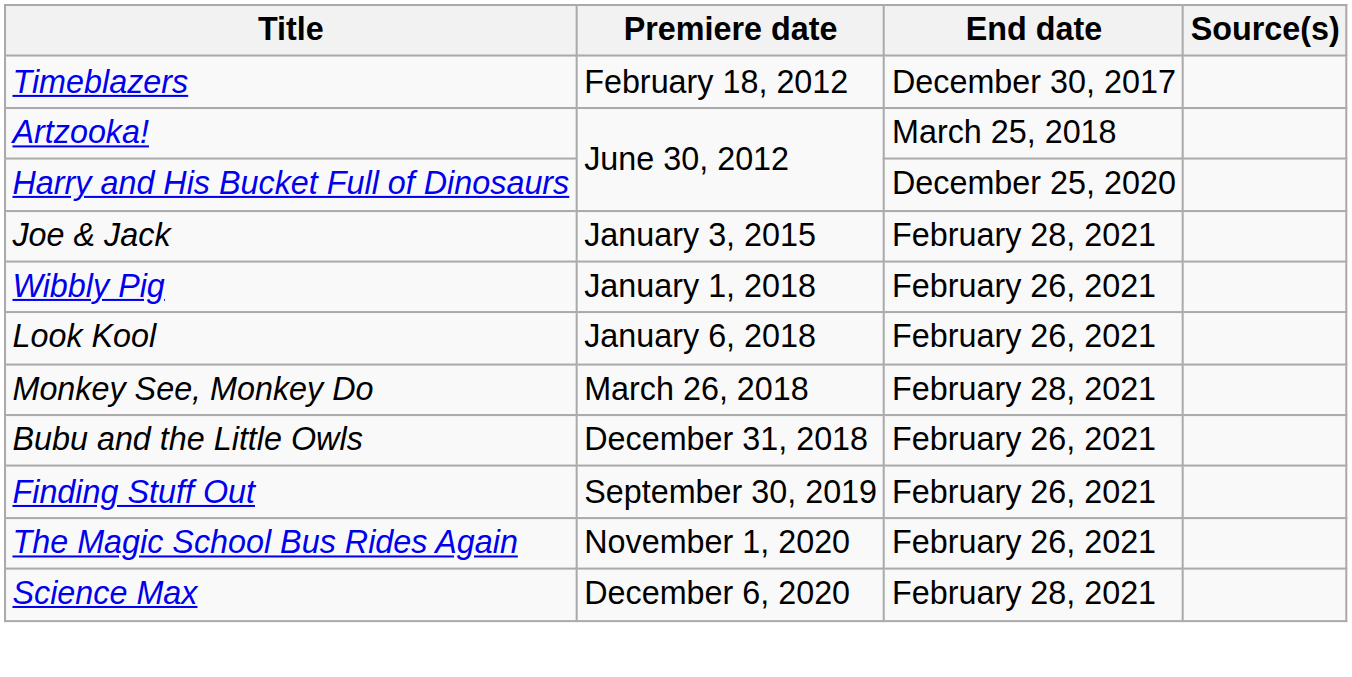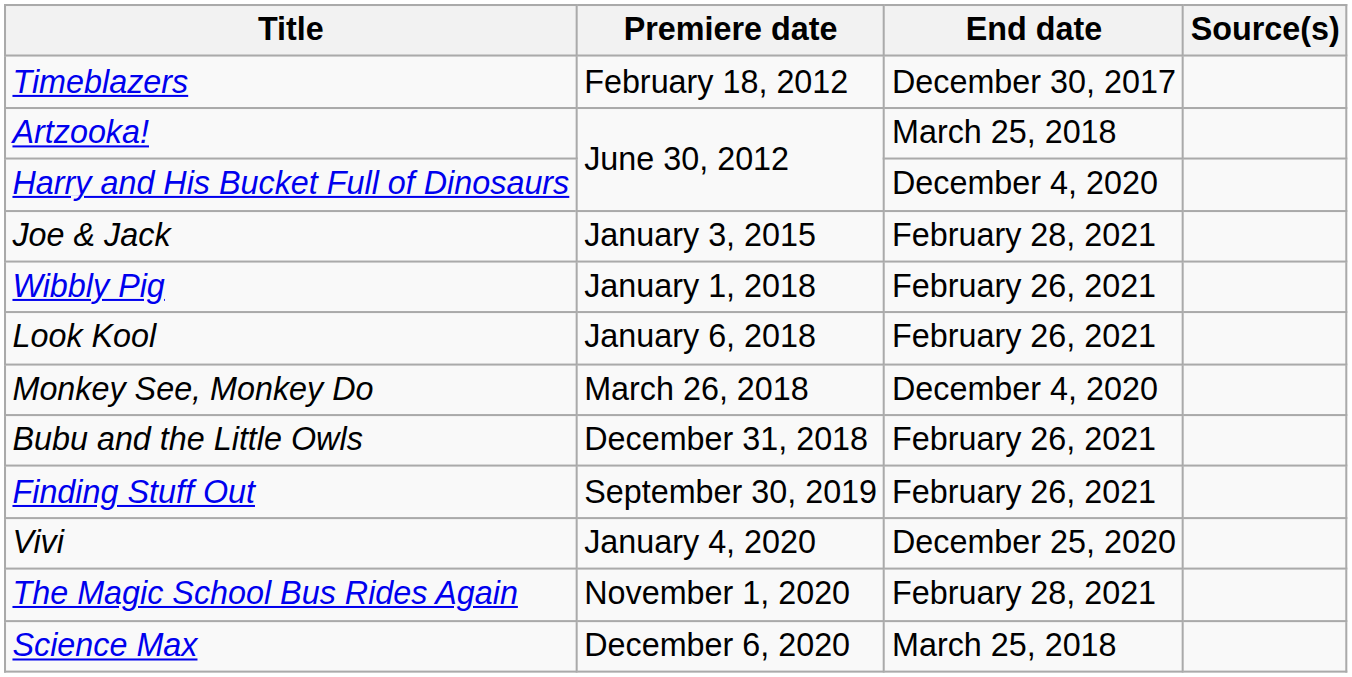(1034, 183) December 25, 2020 -> (1025, 183) December 4, 2020
(1024, 388) February 28, 2021 -> (1025, 388) December 4, 2020
+ row: (38, 542)
(1024, 542) February 26, 2021 -> (1024, 593) February 28, 2021
(1024, 593) February 28, 2021 -> (1004, 645) March 25, 2018
